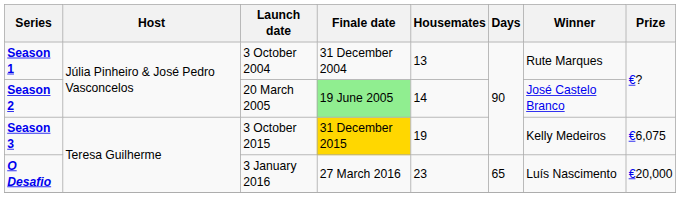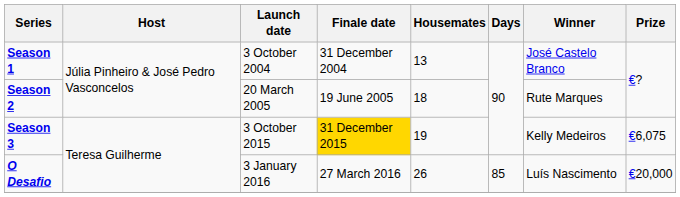(564, 61) Rute Marques -> (561, 61) José Castelo Branco
(356, 98) lightgreen background -> (356, 98) no background
(420, 98) 14 -> (420, 98) 18
(561, 98) José Castelo Branco -> (564, 98) Rute Marques
(420, 174) 23 -> (420, 174) 26
(498, 174) 65 -> (498, 174) 85
